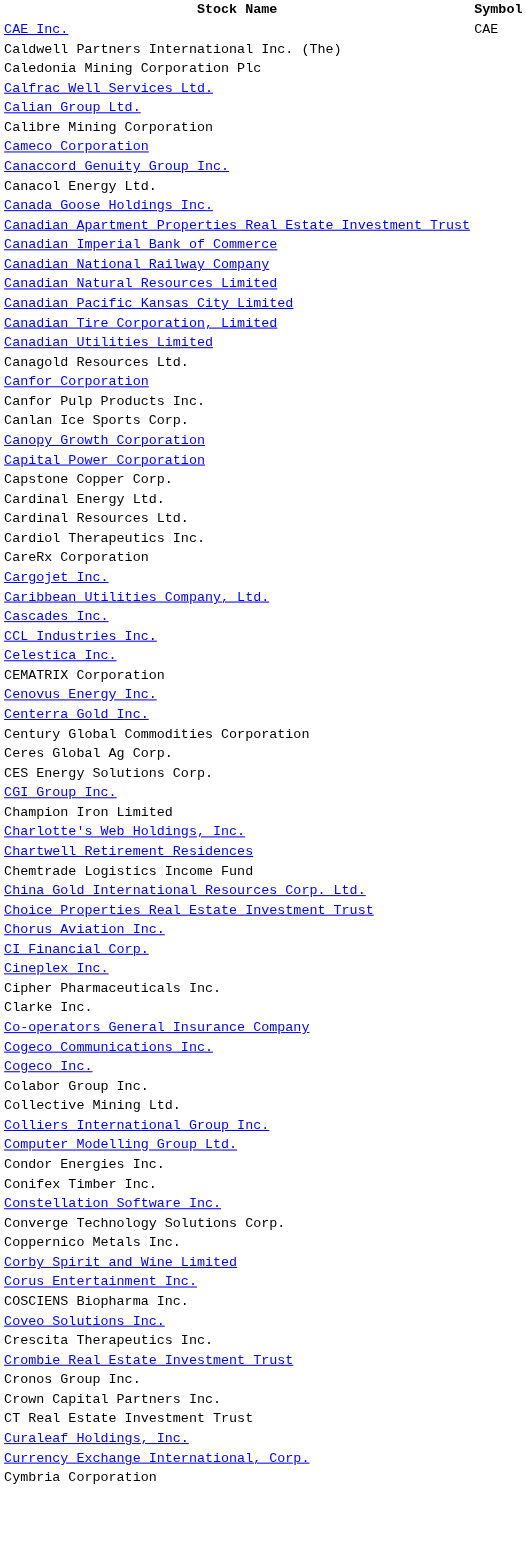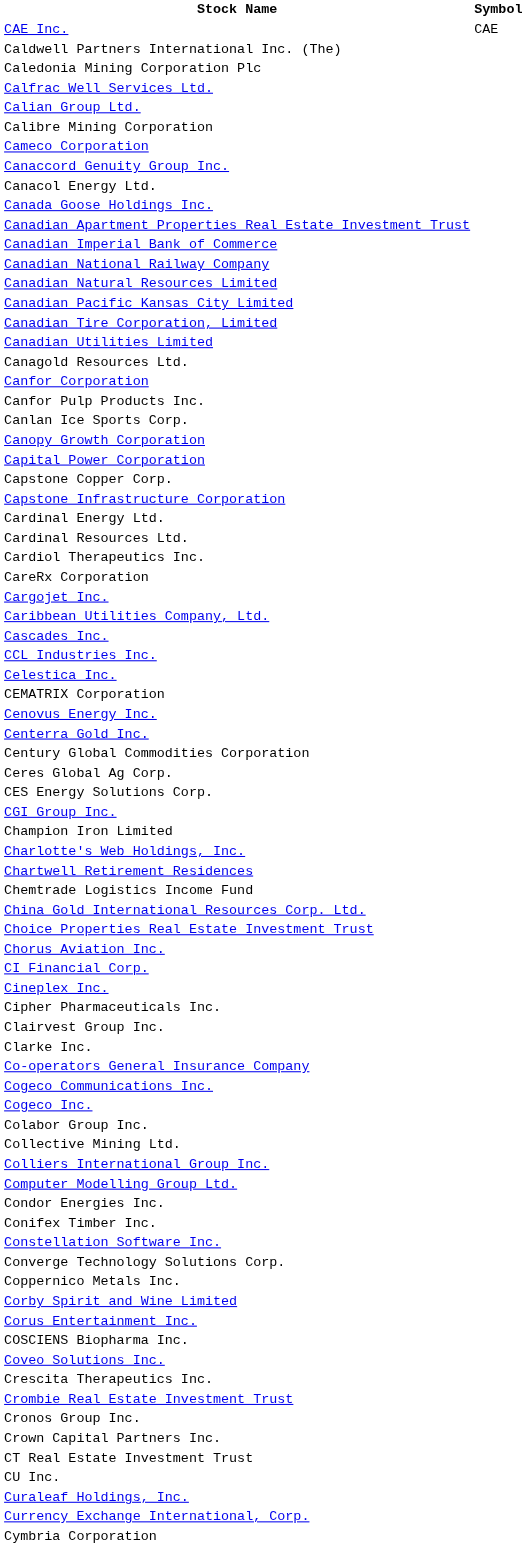+ row: (145, 499)
+ row: (84, 1027)
+ row: (32, 1478)
